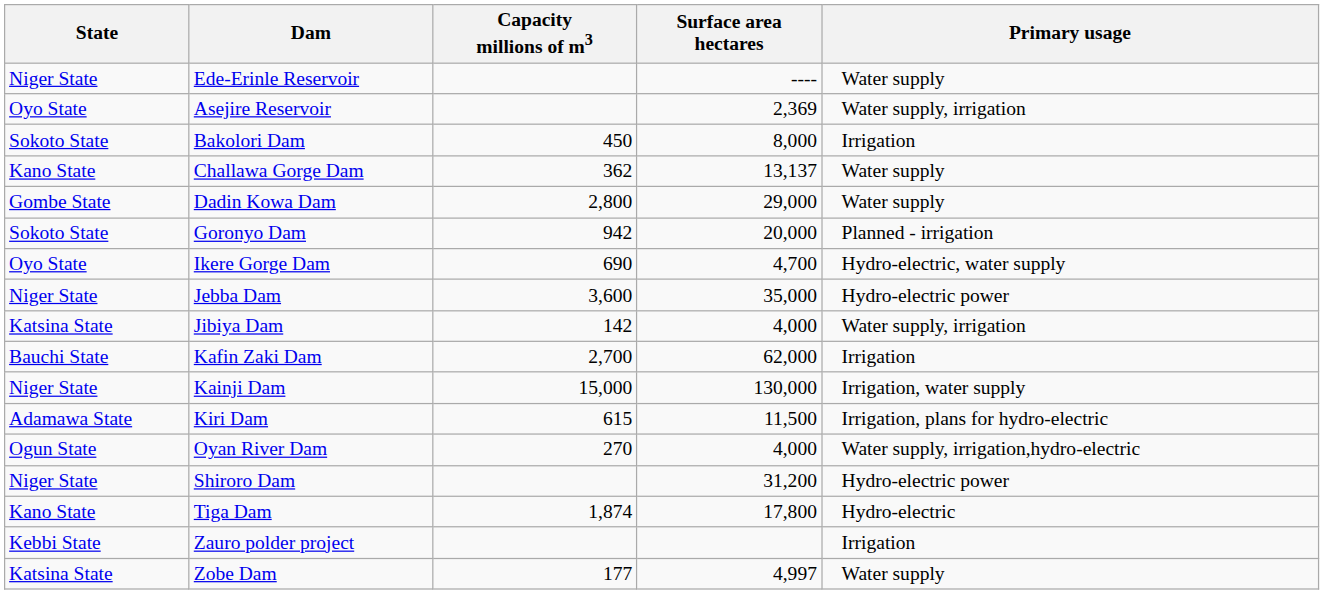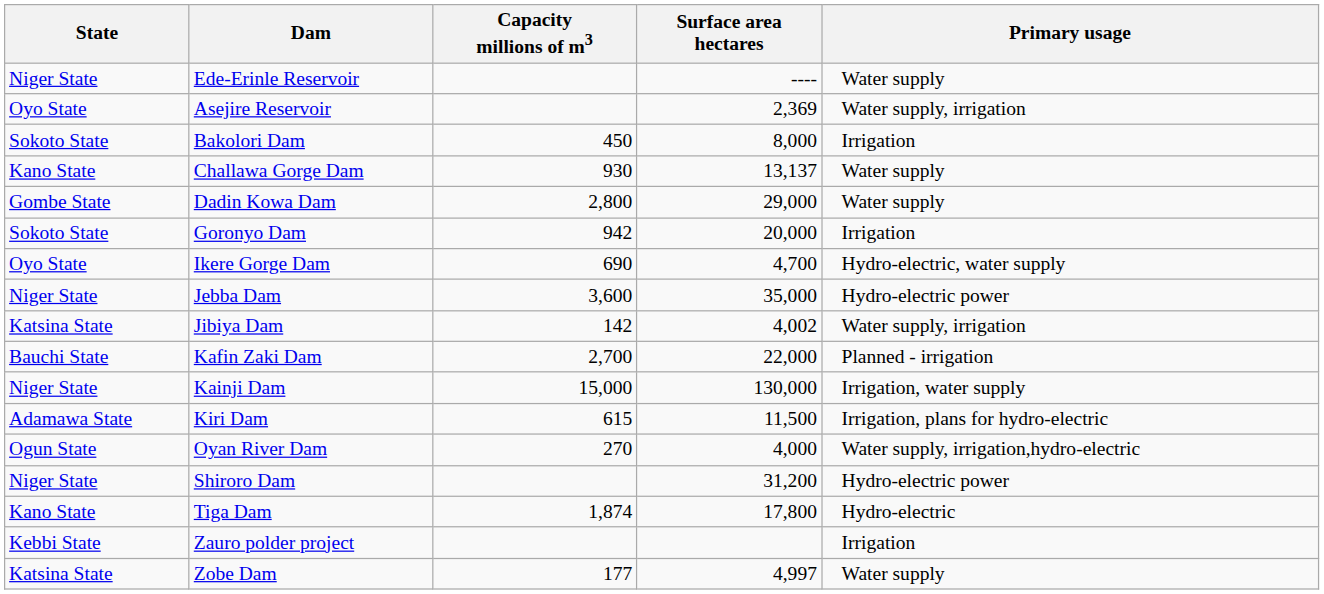(618, 171) 362 -> (618, 171) 930
(917, 232) Planned - irrigation -> (878, 232) Irrigation
(795, 325) 4,000 -> (795, 325) 4,002
(790, 356) 62,000 -> (790, 356) 22,000
(878, 356) Irrigation -> (917, 356) Planned - irrigation
